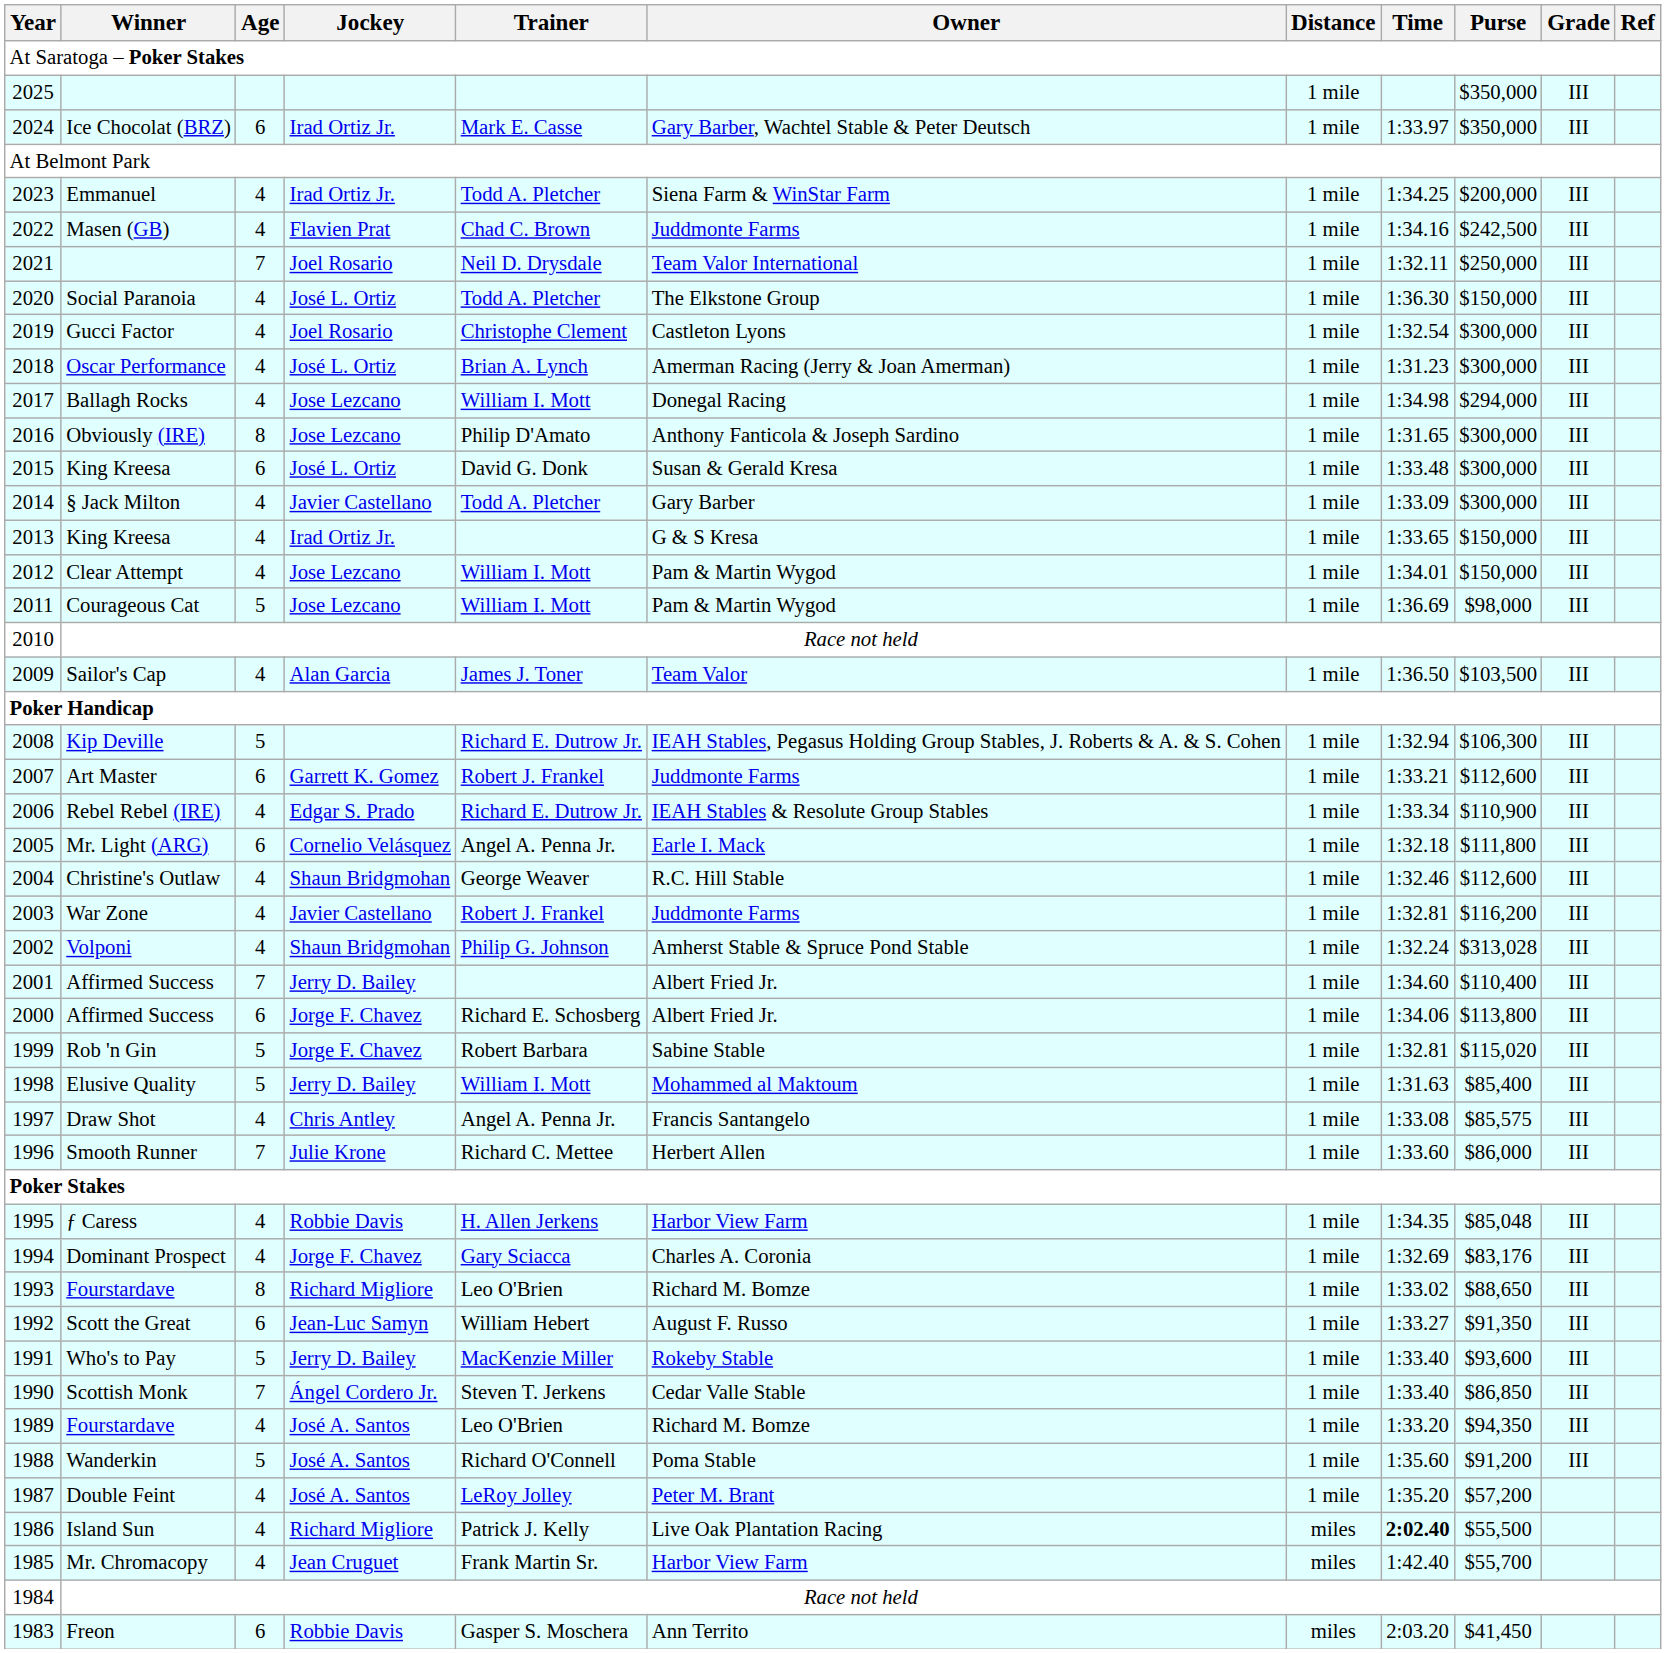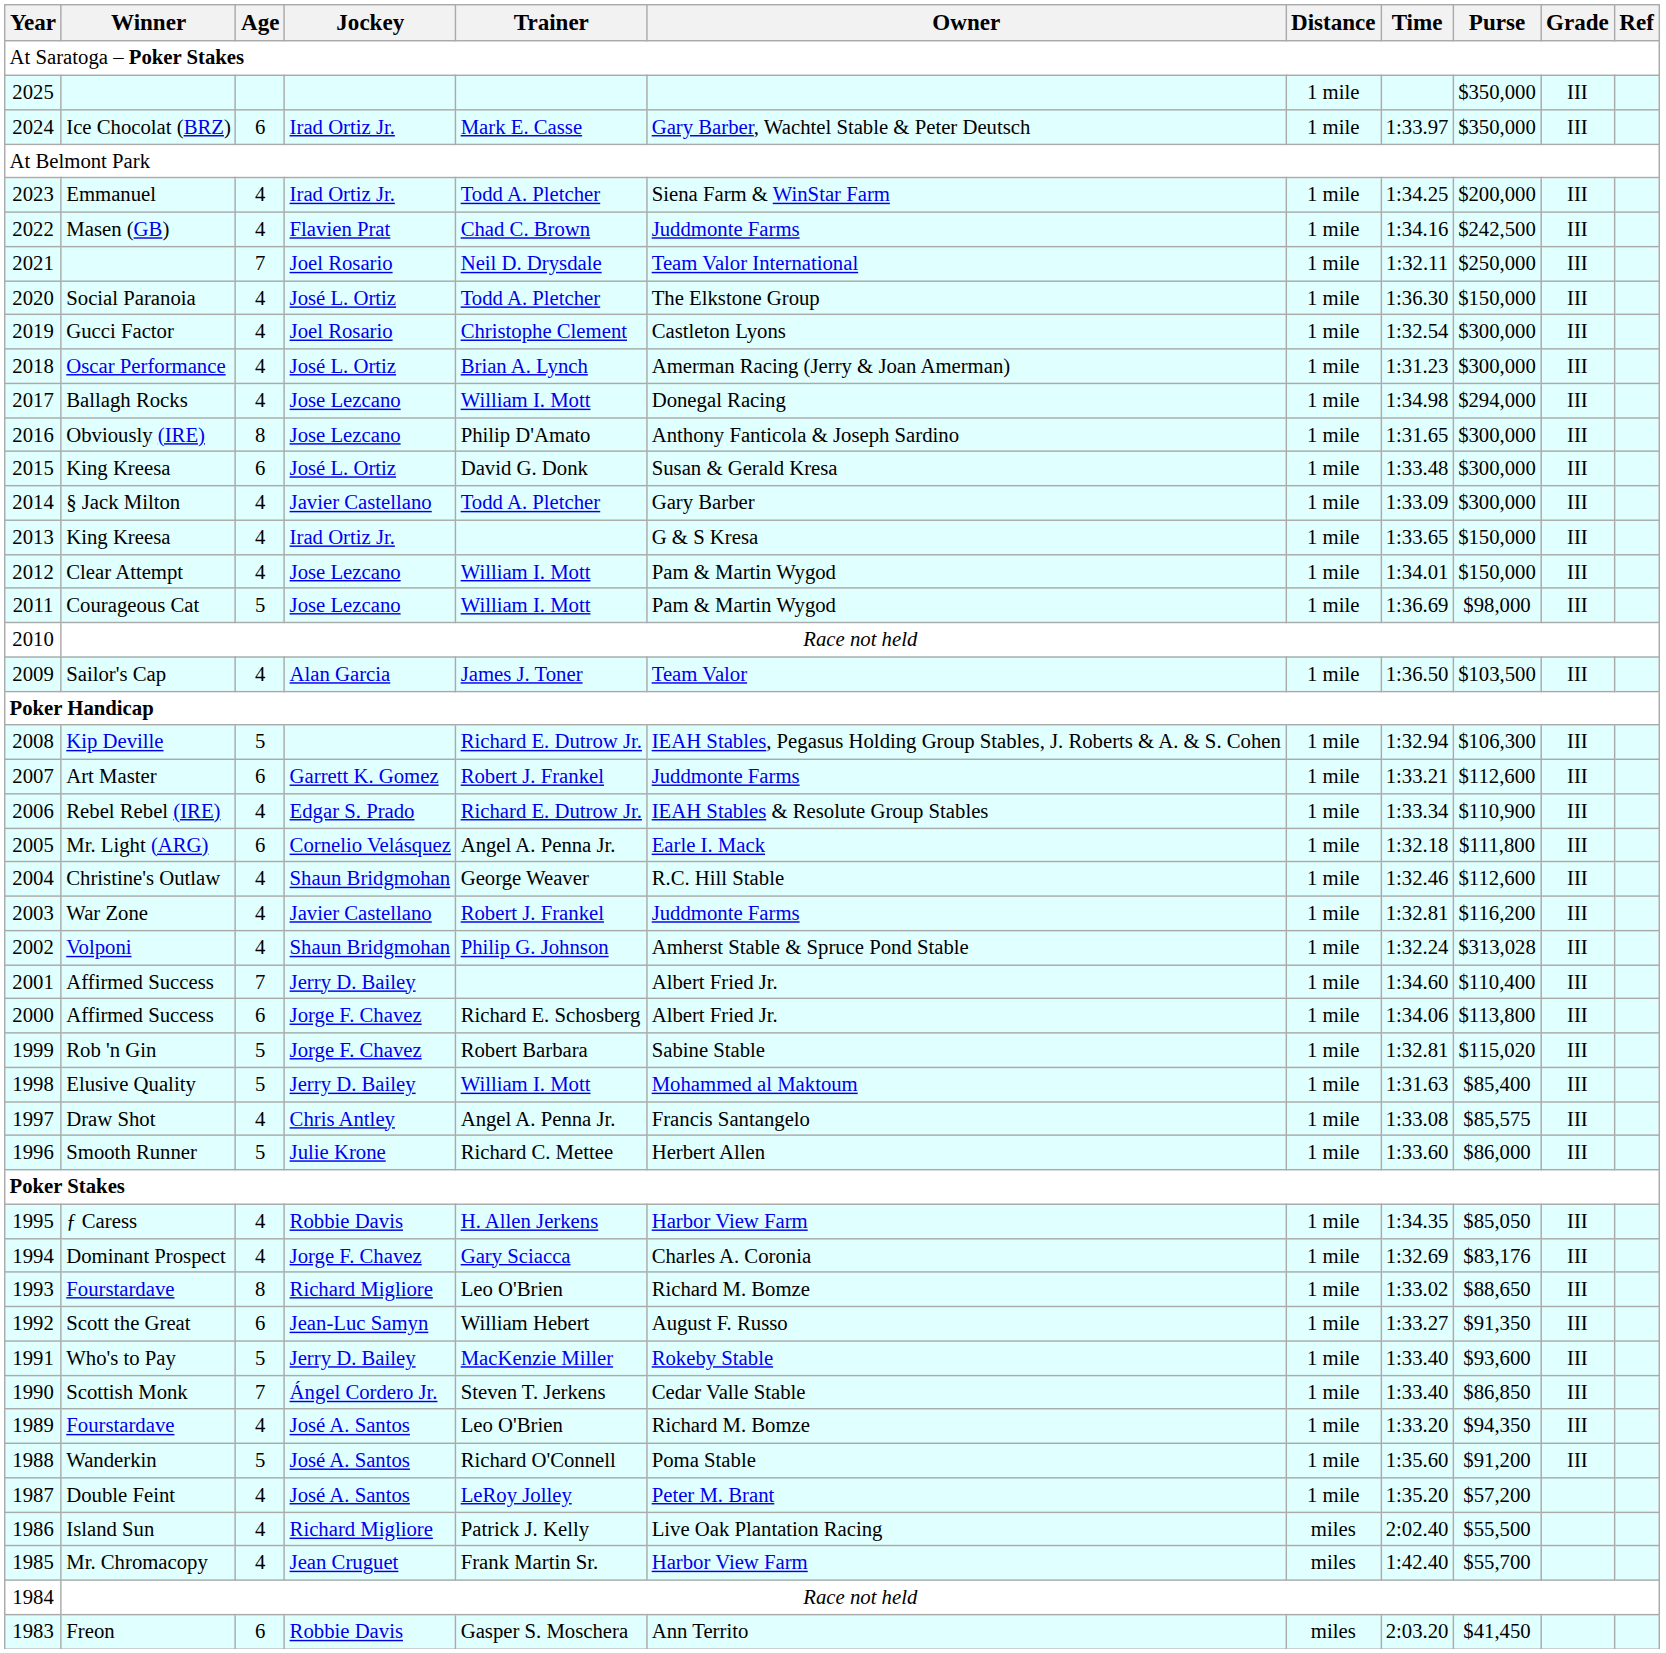(260, 1152) 7 -> (260, 1152) 5
(1498, 1220) $85,048 -> (1497, 1220) $85,050
(1418, 1528) bold -> (1417, 1528) normal
